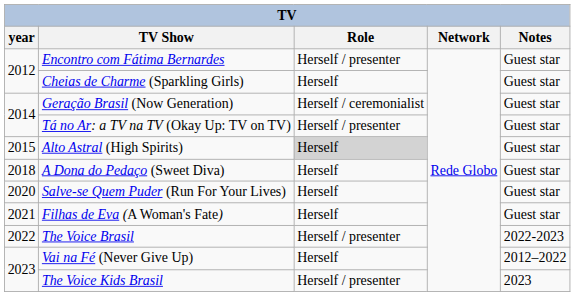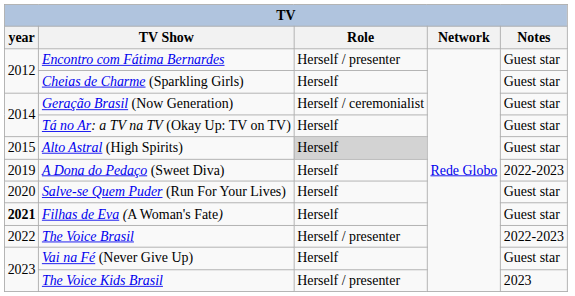(349, 125) Herself / presenter -> (318, 125) Herself
(22, 170) 2018 -> (22, 170) 2019
(532, 170) Guest star -> (534, 170) 2022-2023
(22, 214) normal -> (22, 214) bold
(535, 258) 2012–2022 -> (532, 258) Guest star
